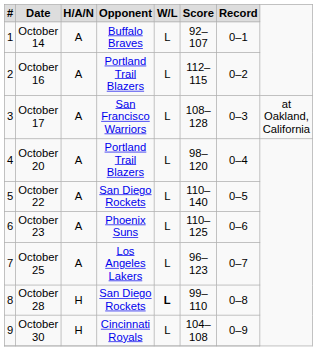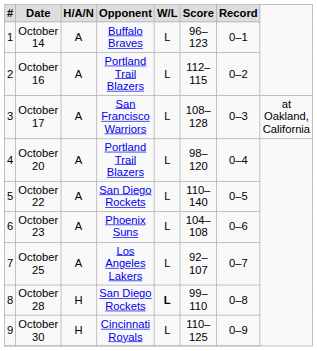(198, 37) 92–107 -> (198, 37) 96–123
(198, 227) 110–125 -> (198, 227) 104–108
(198, 263) 96–123 -> (198, 263) 92–107
(198, 330) 104–108 -> (198, 330) 110–125
